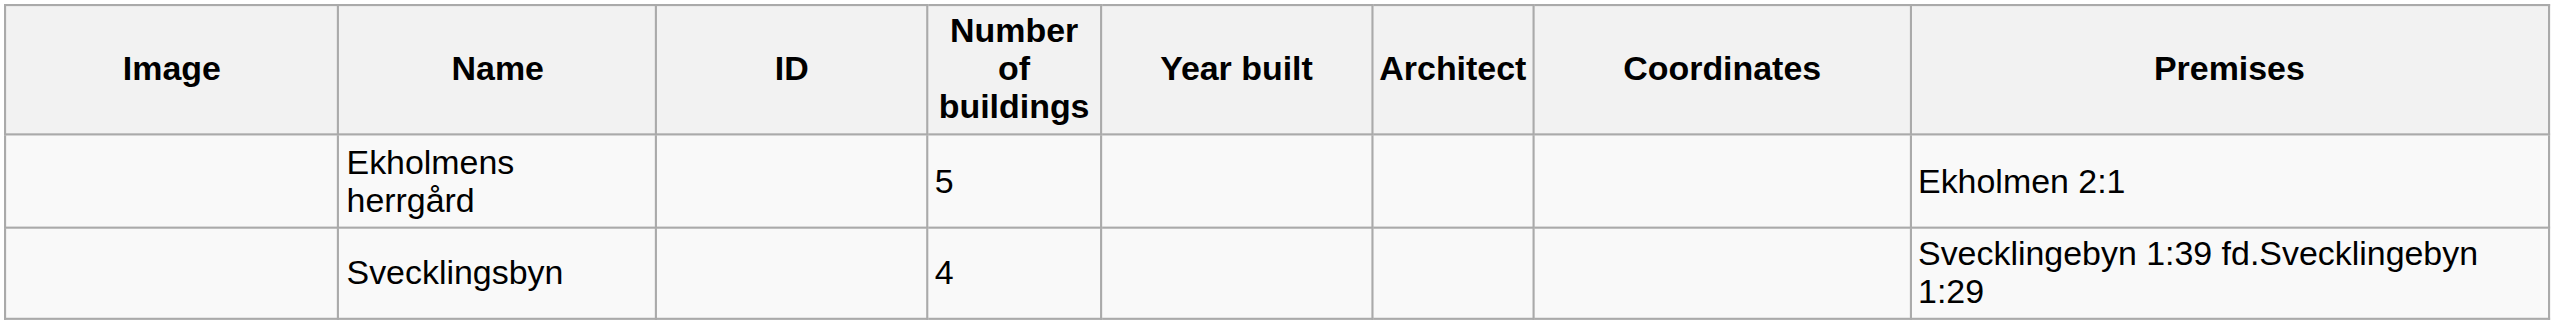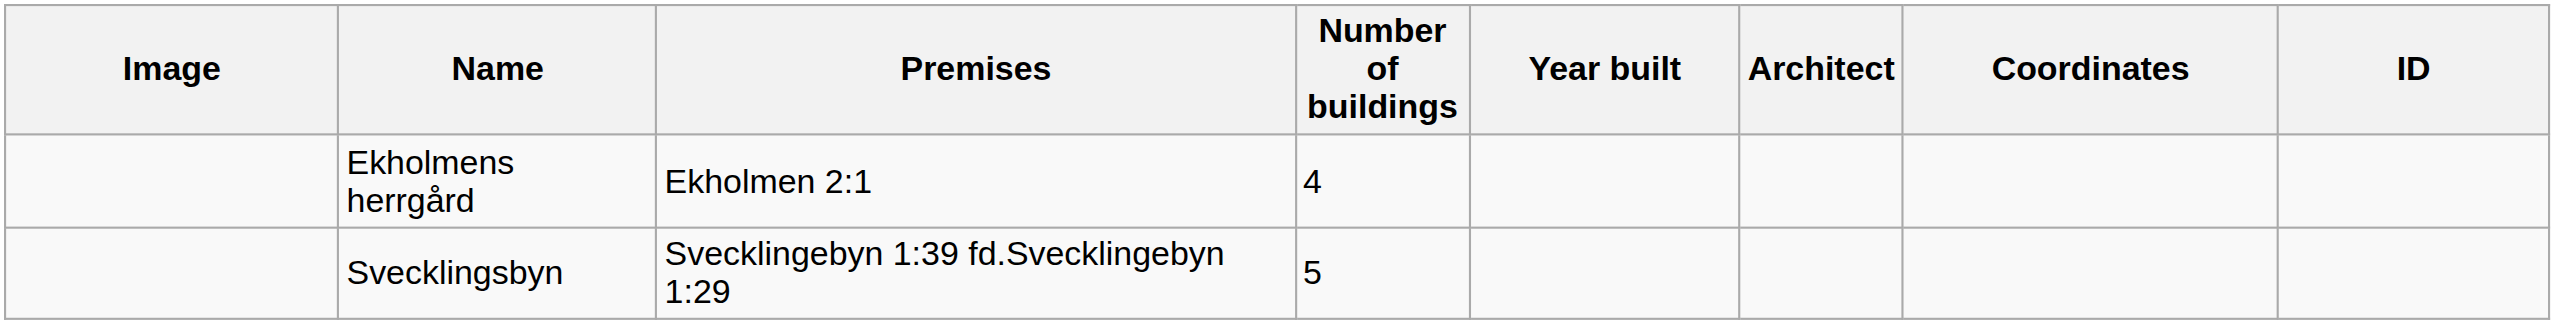columns swapped: (2229, 69) <-> (792, 69)
(944, 180) 5 -> (1312, 180) 4
(944, 272) 4 -> (1312, 272) 5
